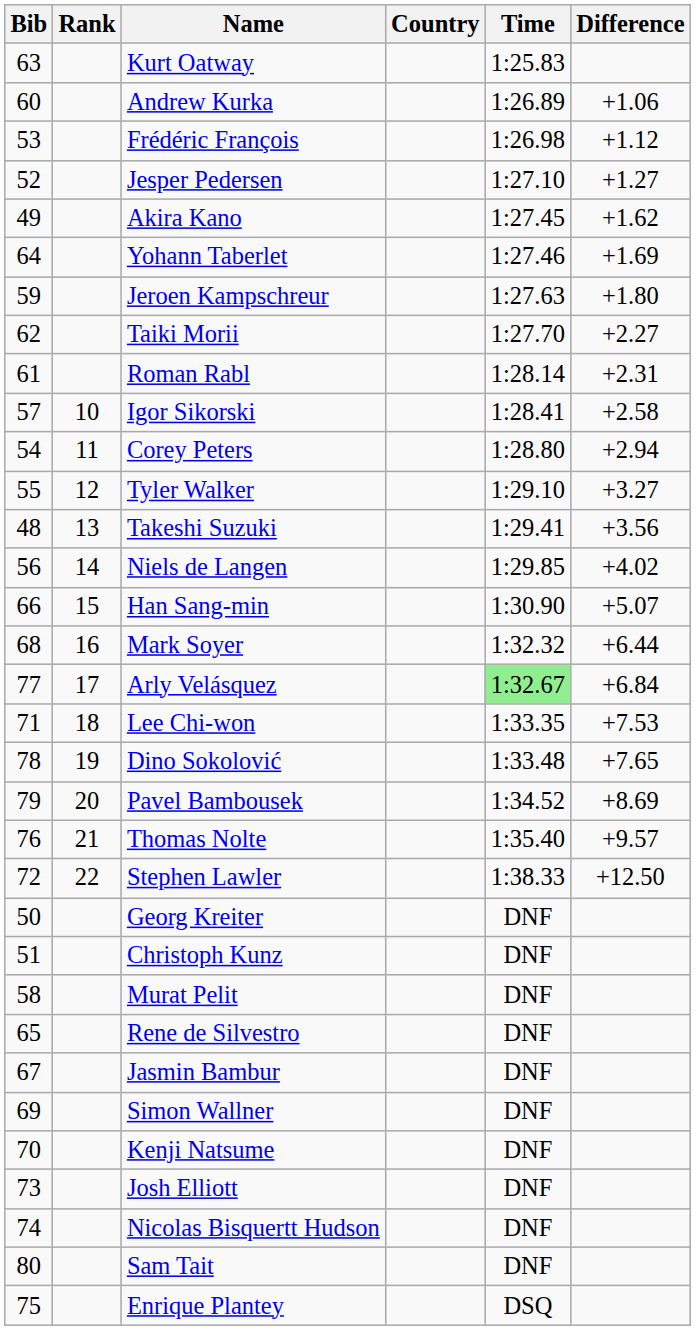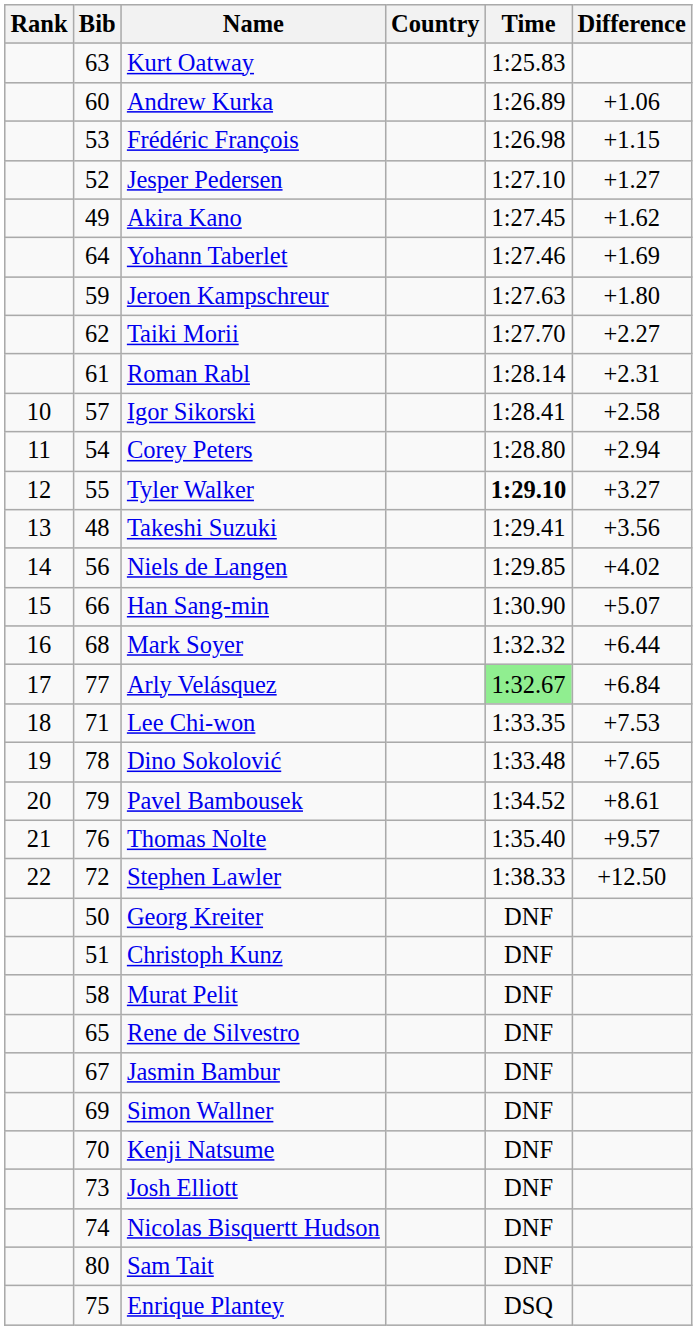columns swapped: (87, 23) <-> (29, 23)
(630, 140) +1.12 -> (632, 140) +1.15
(528, 489) normal -> (529, 489) bold
(630, 800) +8.69 -> (632, 800) +8.61
